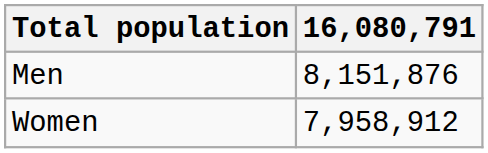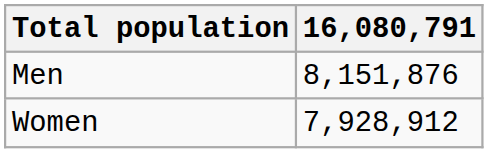(381, 123) 7,958,912 -> (381, 123) 7,928,912
